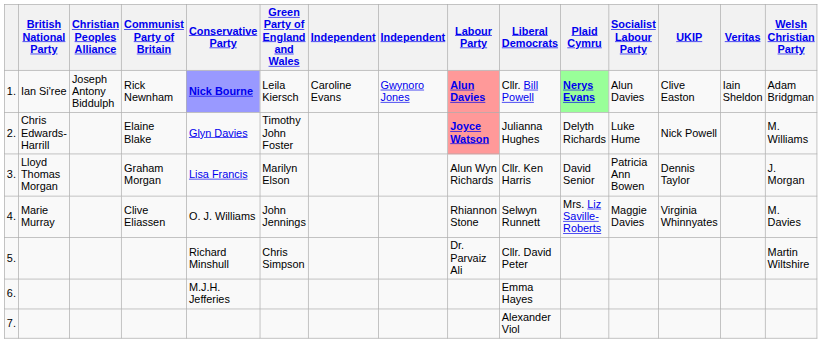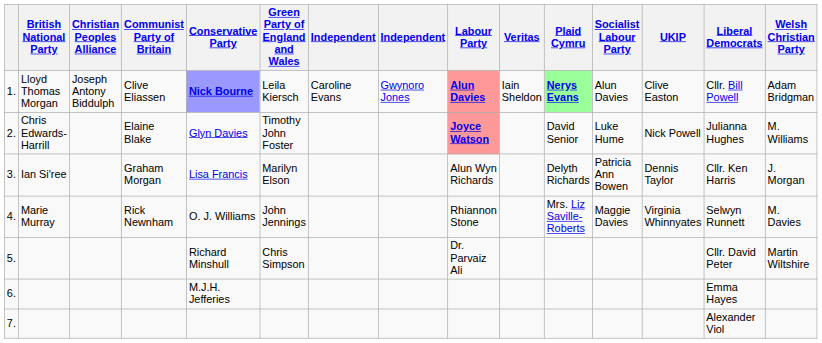columns swapped: (530, 37) <-> (743, 37)
(44, 91) Ian Si'ree -> (41, 91) Lloyd Thomas Morgan
(149, 91) Rick Newnham -> (145, 91) Clive Eliassen
(585, 133) Delyth Richards -> (562, 133) David Senior
(41, 175) Lloyd Thomas Morgan -> (44, 175) Ian Si'ree
(579, 175) David Senior -> (568, 175) Delyth Richards
(145, 216) Clive Eliassen -> (149, 216) Rick Newnham
